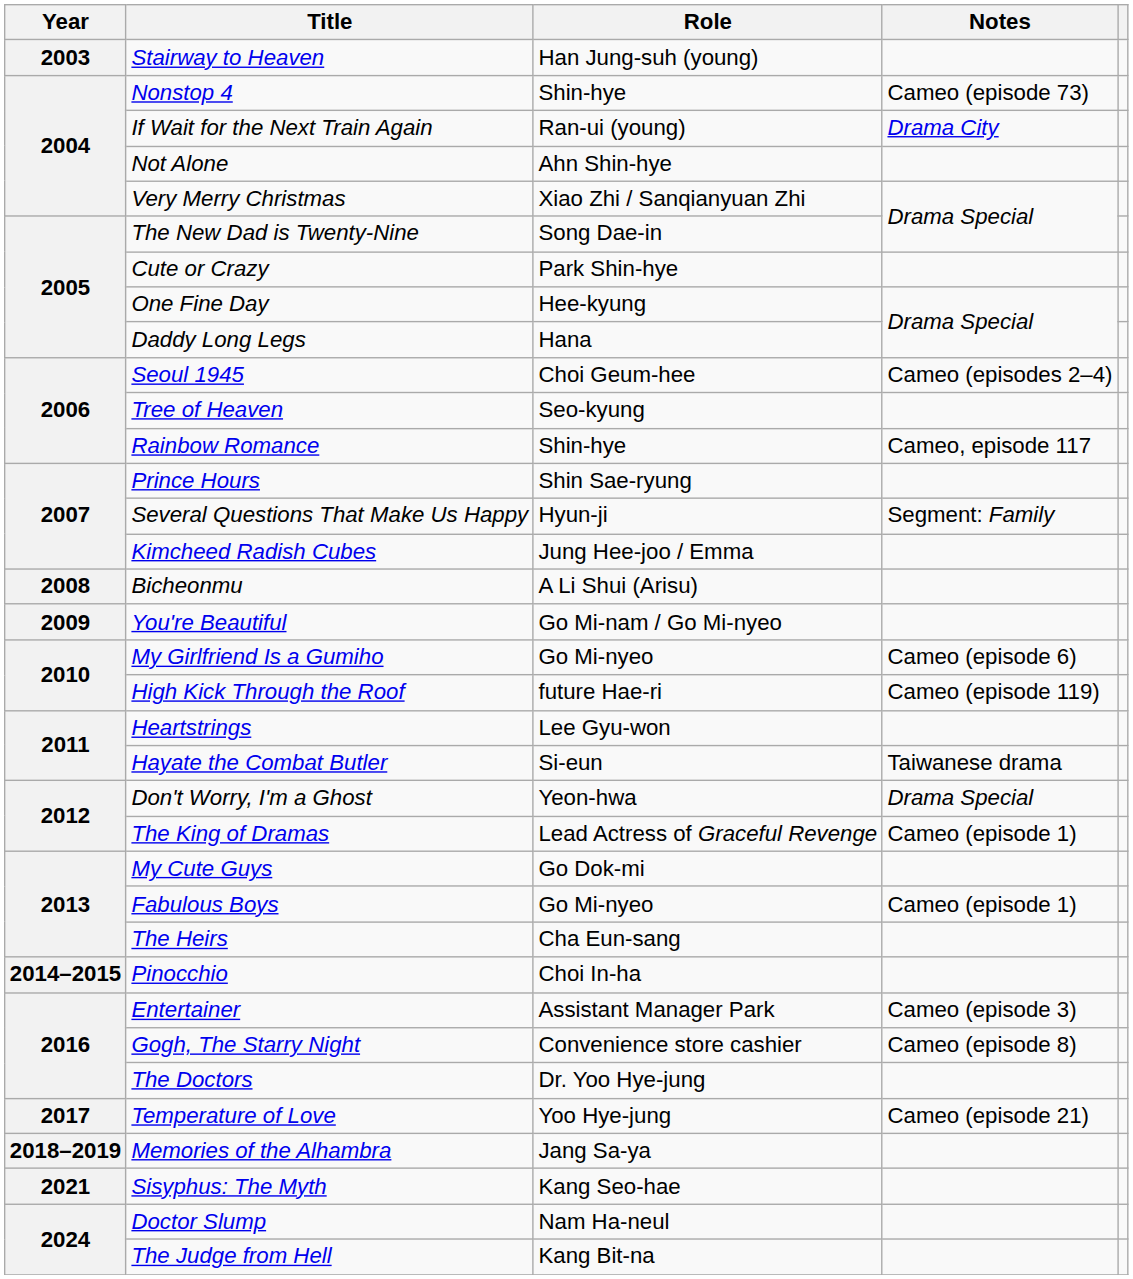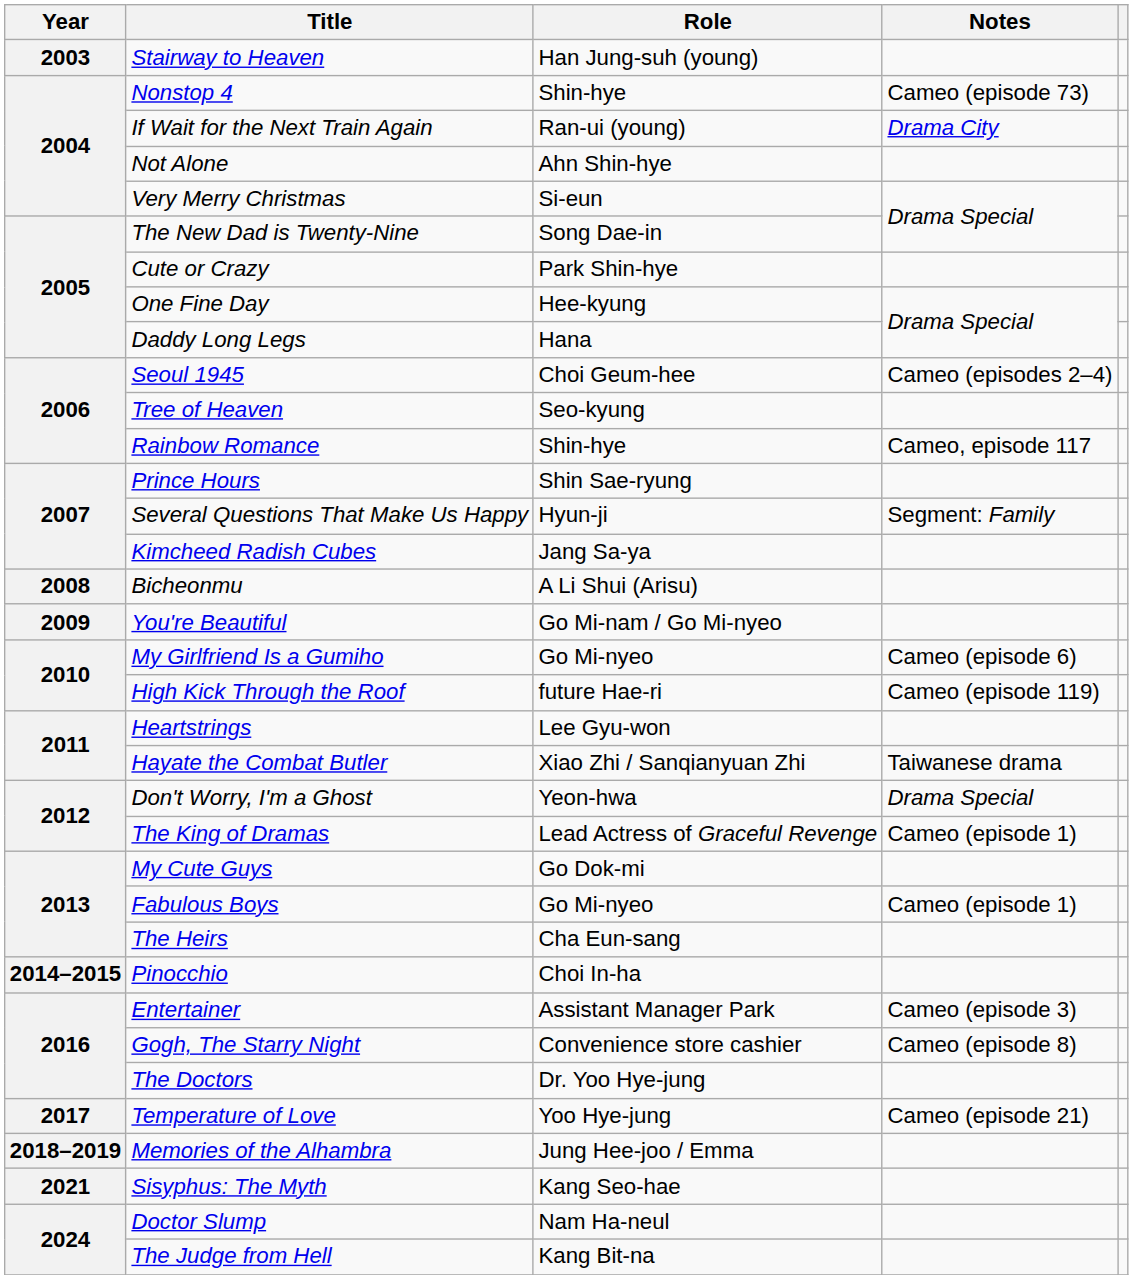(672, 198) Xiao Zhi / Sanqianyuan Zhi -> (571, 198) Si-eun
(646, 551) Jung Hee-joo / Emma -> (595, 551) Jang Sa-ya
(571, 762) Si-eun -> (672, 762) Xiao Zhi / Sanqianyuan Zhi
(595, 1150) Jang Sa-ya -> (646, 1150) Jung Hee-joo / Emma
